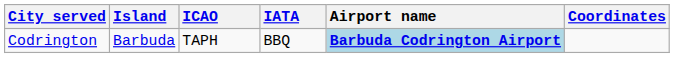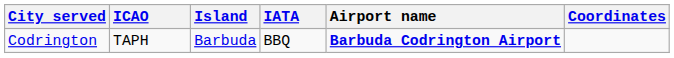columns swapped: (140, 17) <-> (200, 17)
(445, 41) lightblue background -> (445, 41) no background
